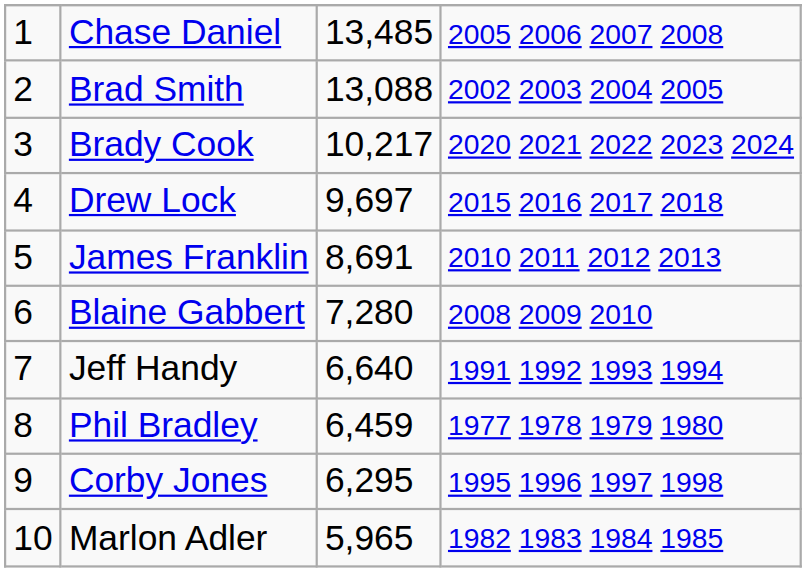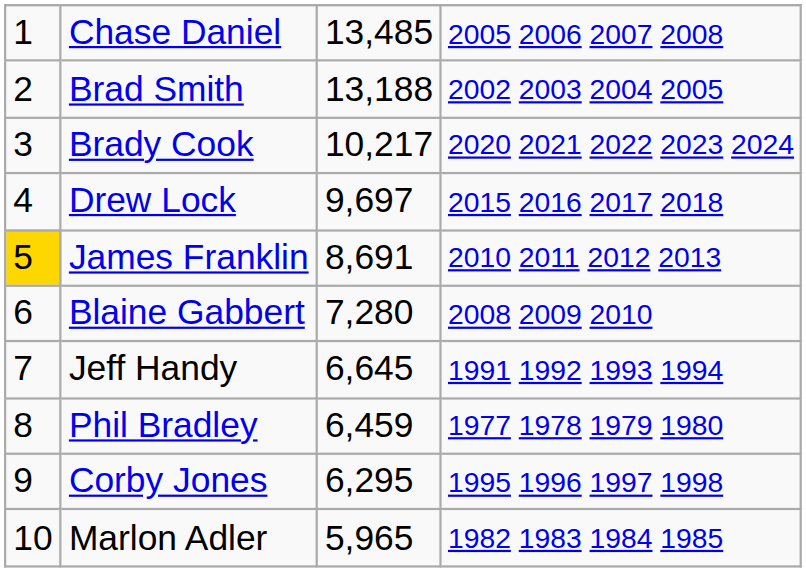(379, 88) 13,088 -> (379, 88) 13,188
(23, 256) no background -> (23, 256) gold background
(369, 369) 6,640 -> (369, 369) 6,645
